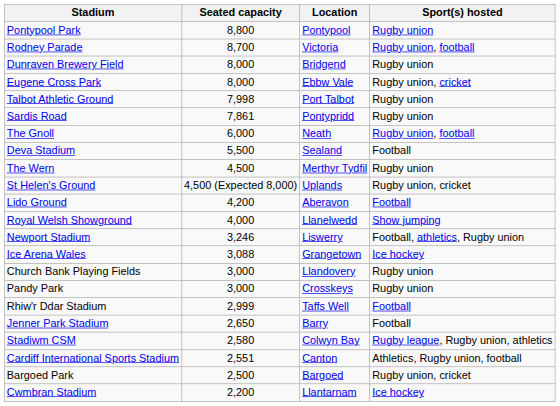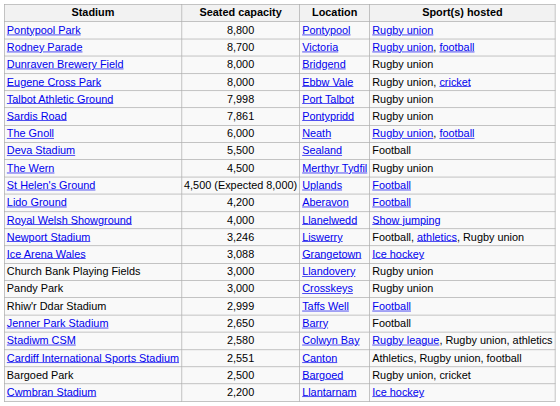(422, 185) Rugby union, cricket -> (392, 185) Football
